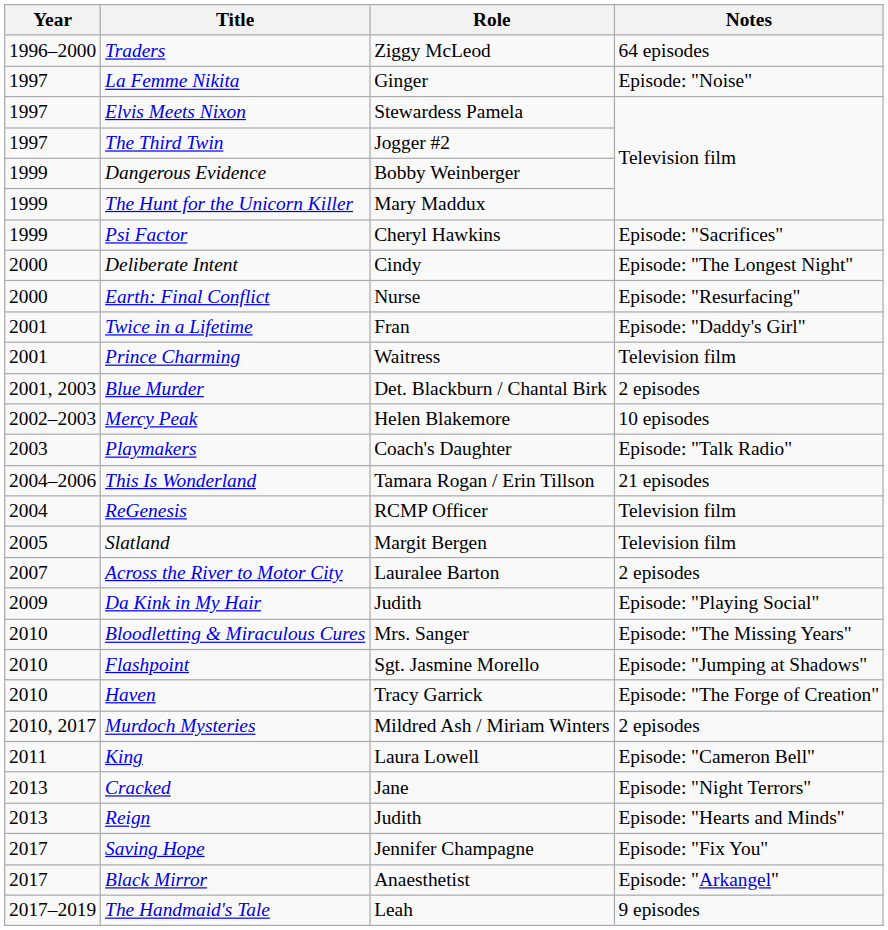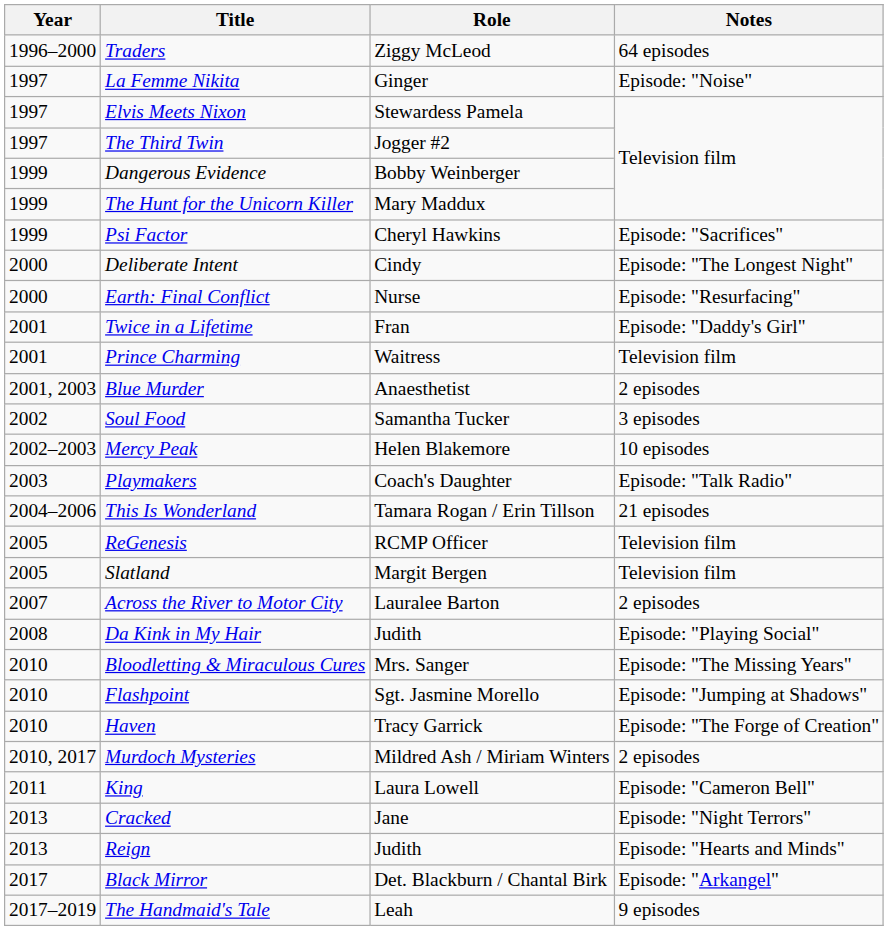(491, 388) Det. Blackburn / Chantal Birk -> (422, 388) Anaesthetist
+ row: (145, 419)
(28, 511) 2004 -> (28, 541) 2005
(28, 603) 2009 -> (28, 633) 2008
- row: (155, 848)
(422, 879) Anaesthetist -> (491, 879) Det. Blackburn / Chantal Birk
